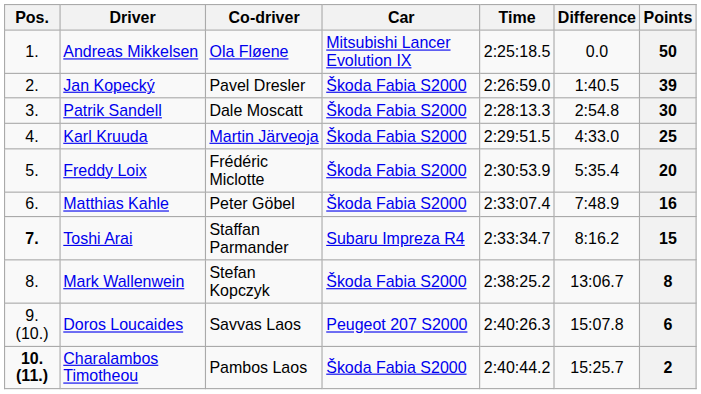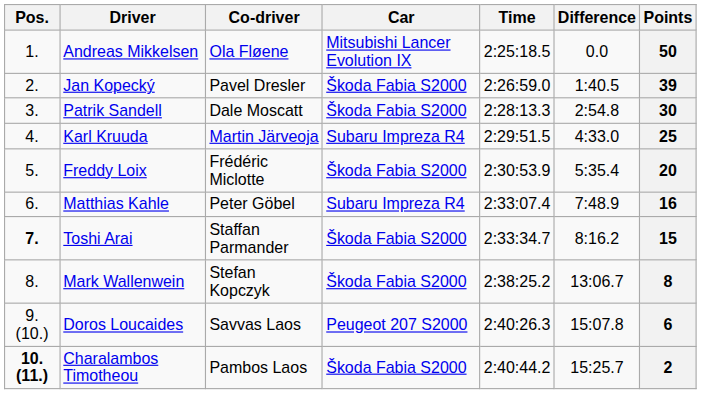(396, 136) Škoda Fabia S2000 -> (395, 136) Subaru Impreza R4
(396, 205) Škoda Fabia S2000 -> (395, 205) Subaru Impreza R4
(395, 239) Subaru Impreza R4 -> (396, 239) Škoda Fabia S2000
